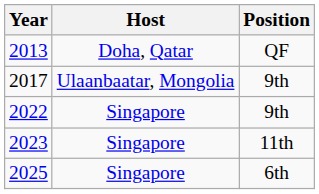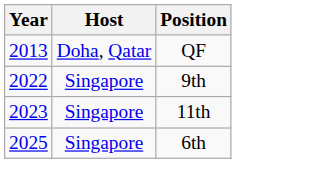- row: (28, 81)
